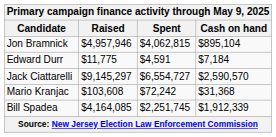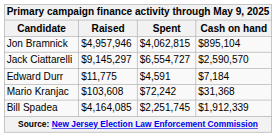rows swapped: (39, 76) <-> (35, 60)
